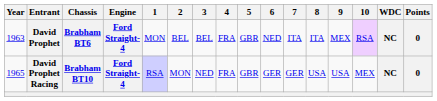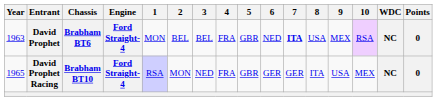(295, 38) normal -> (295, 38) bold
(317, 38) ITA -> (317, 38) USA
(317, 74) USA -> (317, 74) ITA
